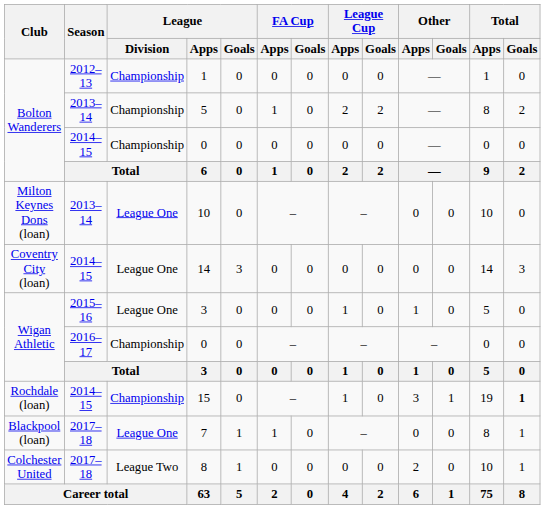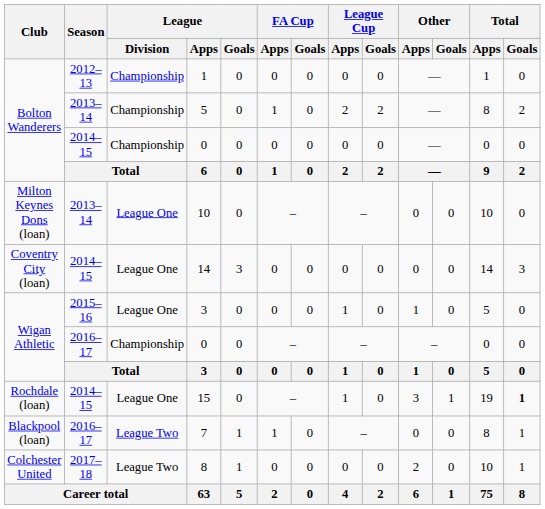(147, 398) Championship -> (147, 398) League One
(86, 432) 2017–18 -> (86, 432) 2016–17
(147, 432) League One -> (147, 432) League Two
